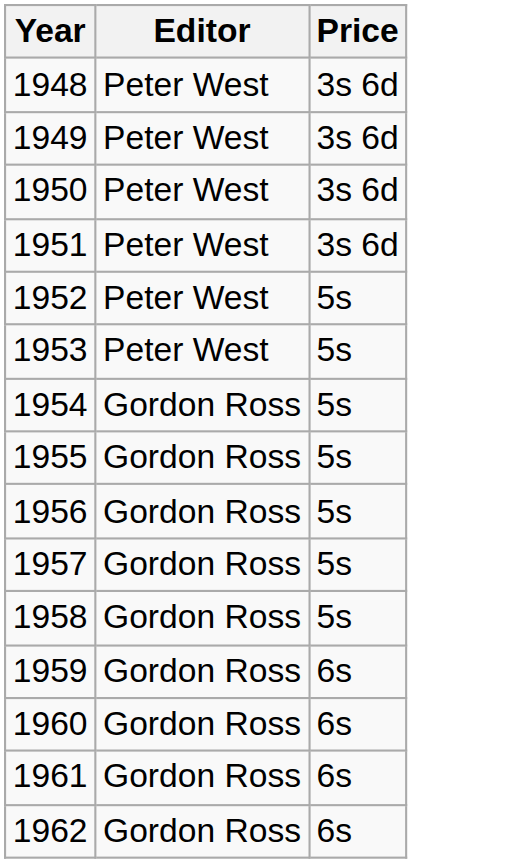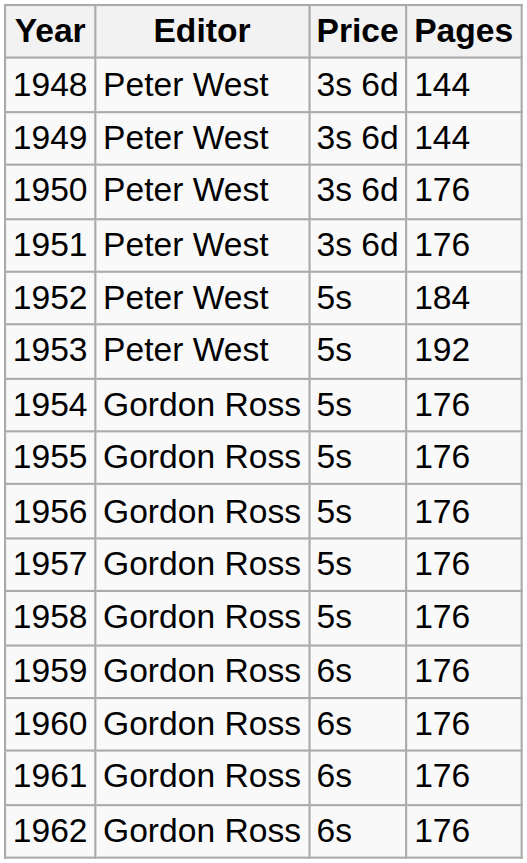+ column: (464, 31)
